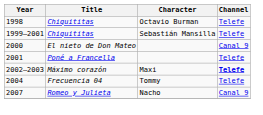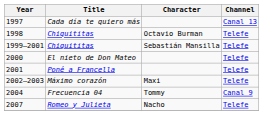+ row: (14, 22)
(234, 45) Canal 9 -> (236, 57) Telefe
(232, 69) bold -> (236, 81) normal
(232, 81) Telefe -> (238, 92) Canal 9
(234, 92) Canal 9 -> (236, 104) Telefe
